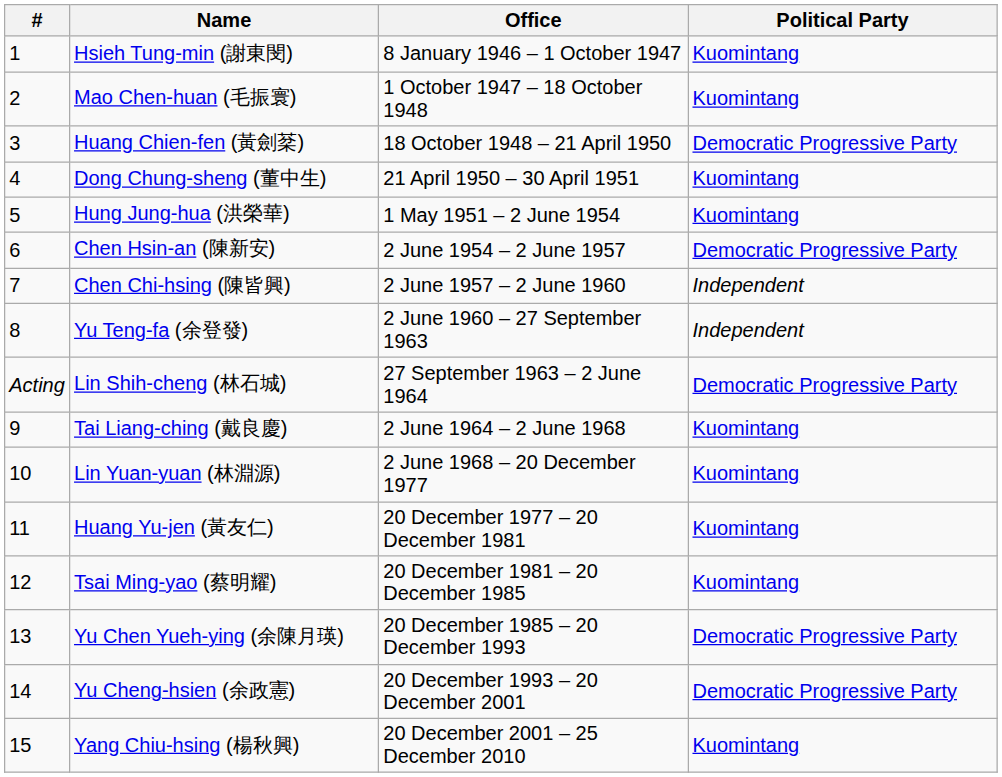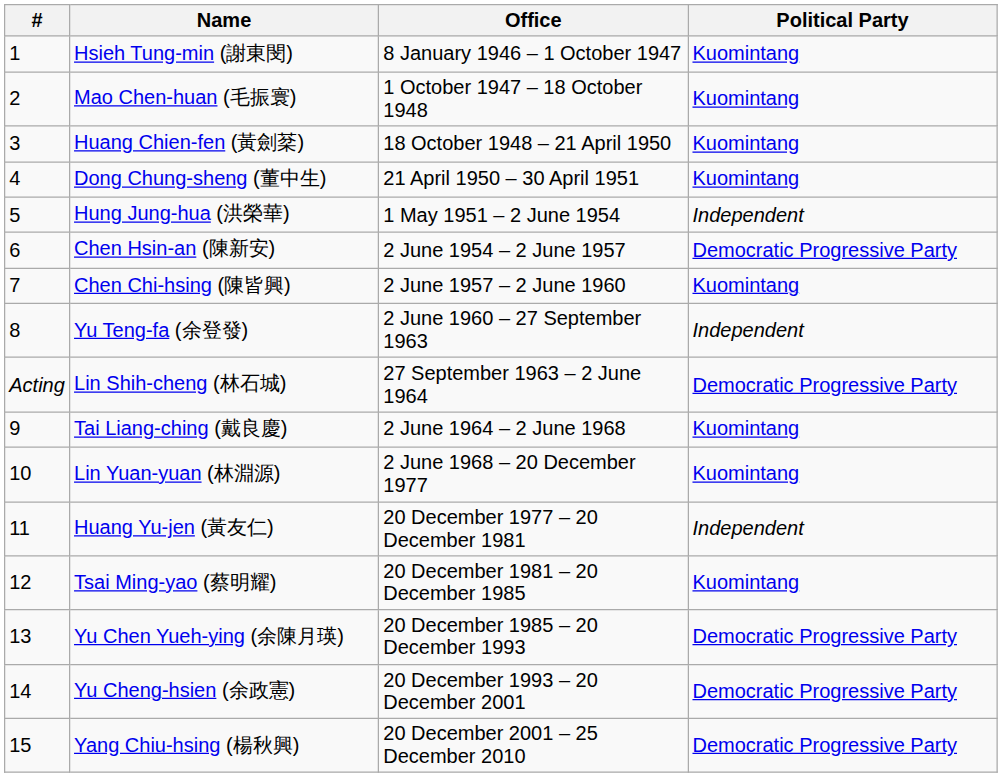(825, 143) Democratic Progressive Party -> (746, 143) Kuomintang
(746, 214) Kuomintang -> (748, 214) Independent
(748, 285) Independent -> (746, 285) Kuomintang
(746, 528) Kuomintang -> (748, 528) Independent
(746, 745) Kuomintang -> (825, 745) Democratic Progressive Party
